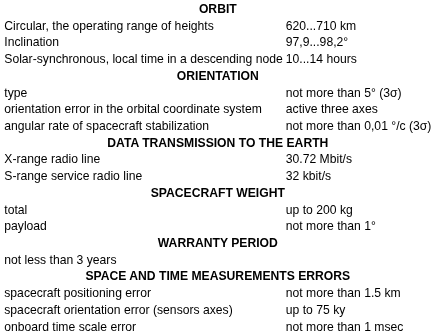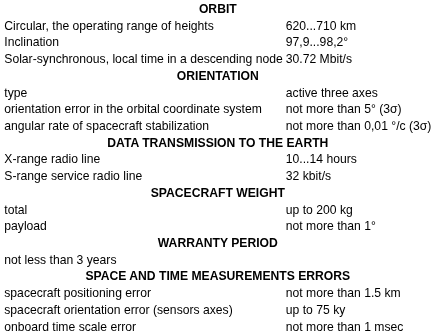(321, 59) 10...14 hours -> (319, 59) 30.72 Mbit/s
(344, 92) not more than 5° (3σ) -> (332, 92) active three axes
(332, 109) active three axes -> (344, 109) not more than 5° (3σ)
(319, 159) 30.72 Mbit/s -> (321, 159) 10...14 hours
